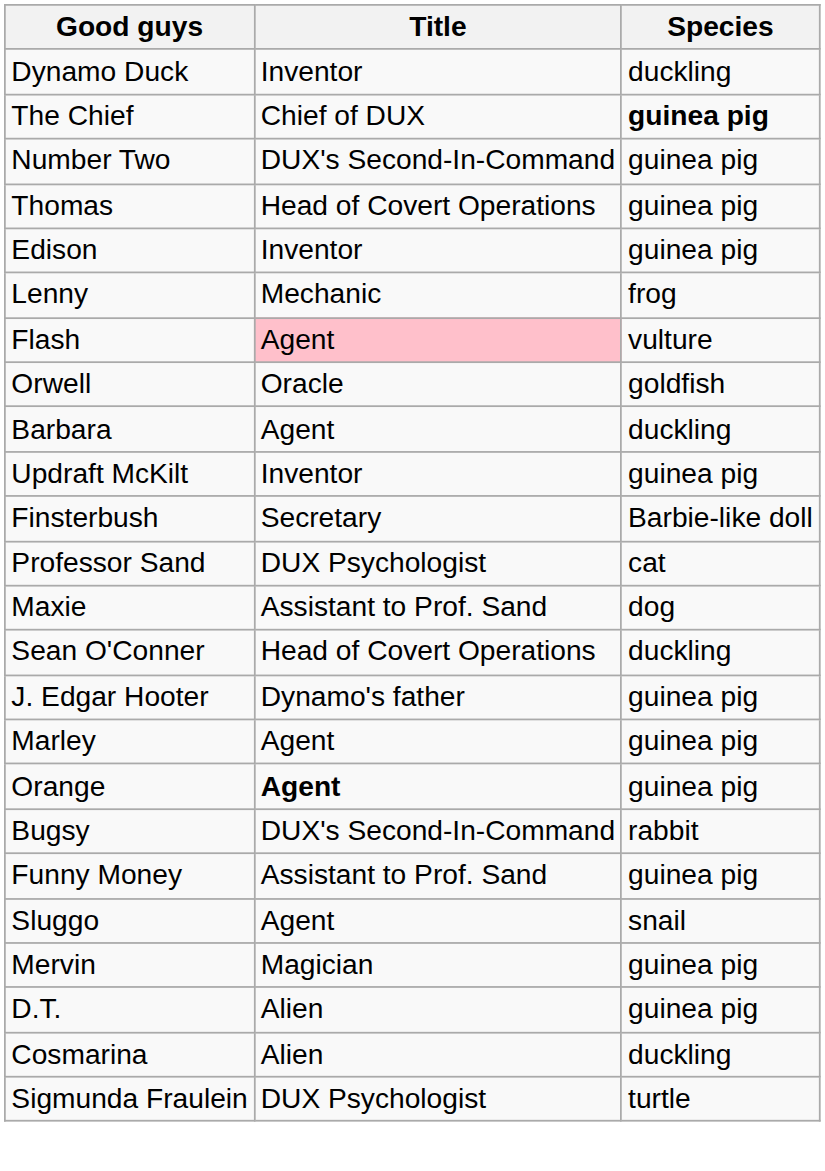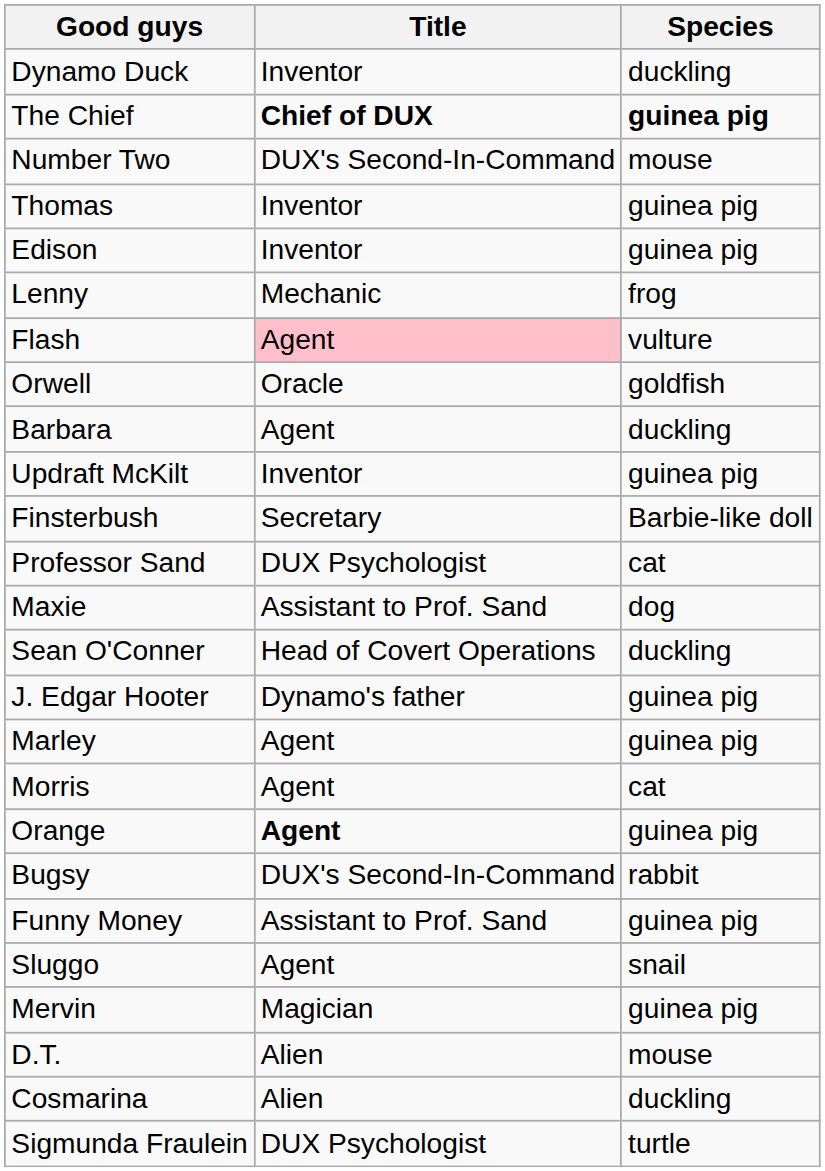(343, 116) normal -> (347, 116) bold
(693, 160) guinea pig -> (670, 160) mouse
(428, 205) Head of Covert Operations -> (312, 205) Inventor
+ row: (50, 786)
(693, 1009) guinea pig -> (670, 1054) mouse
